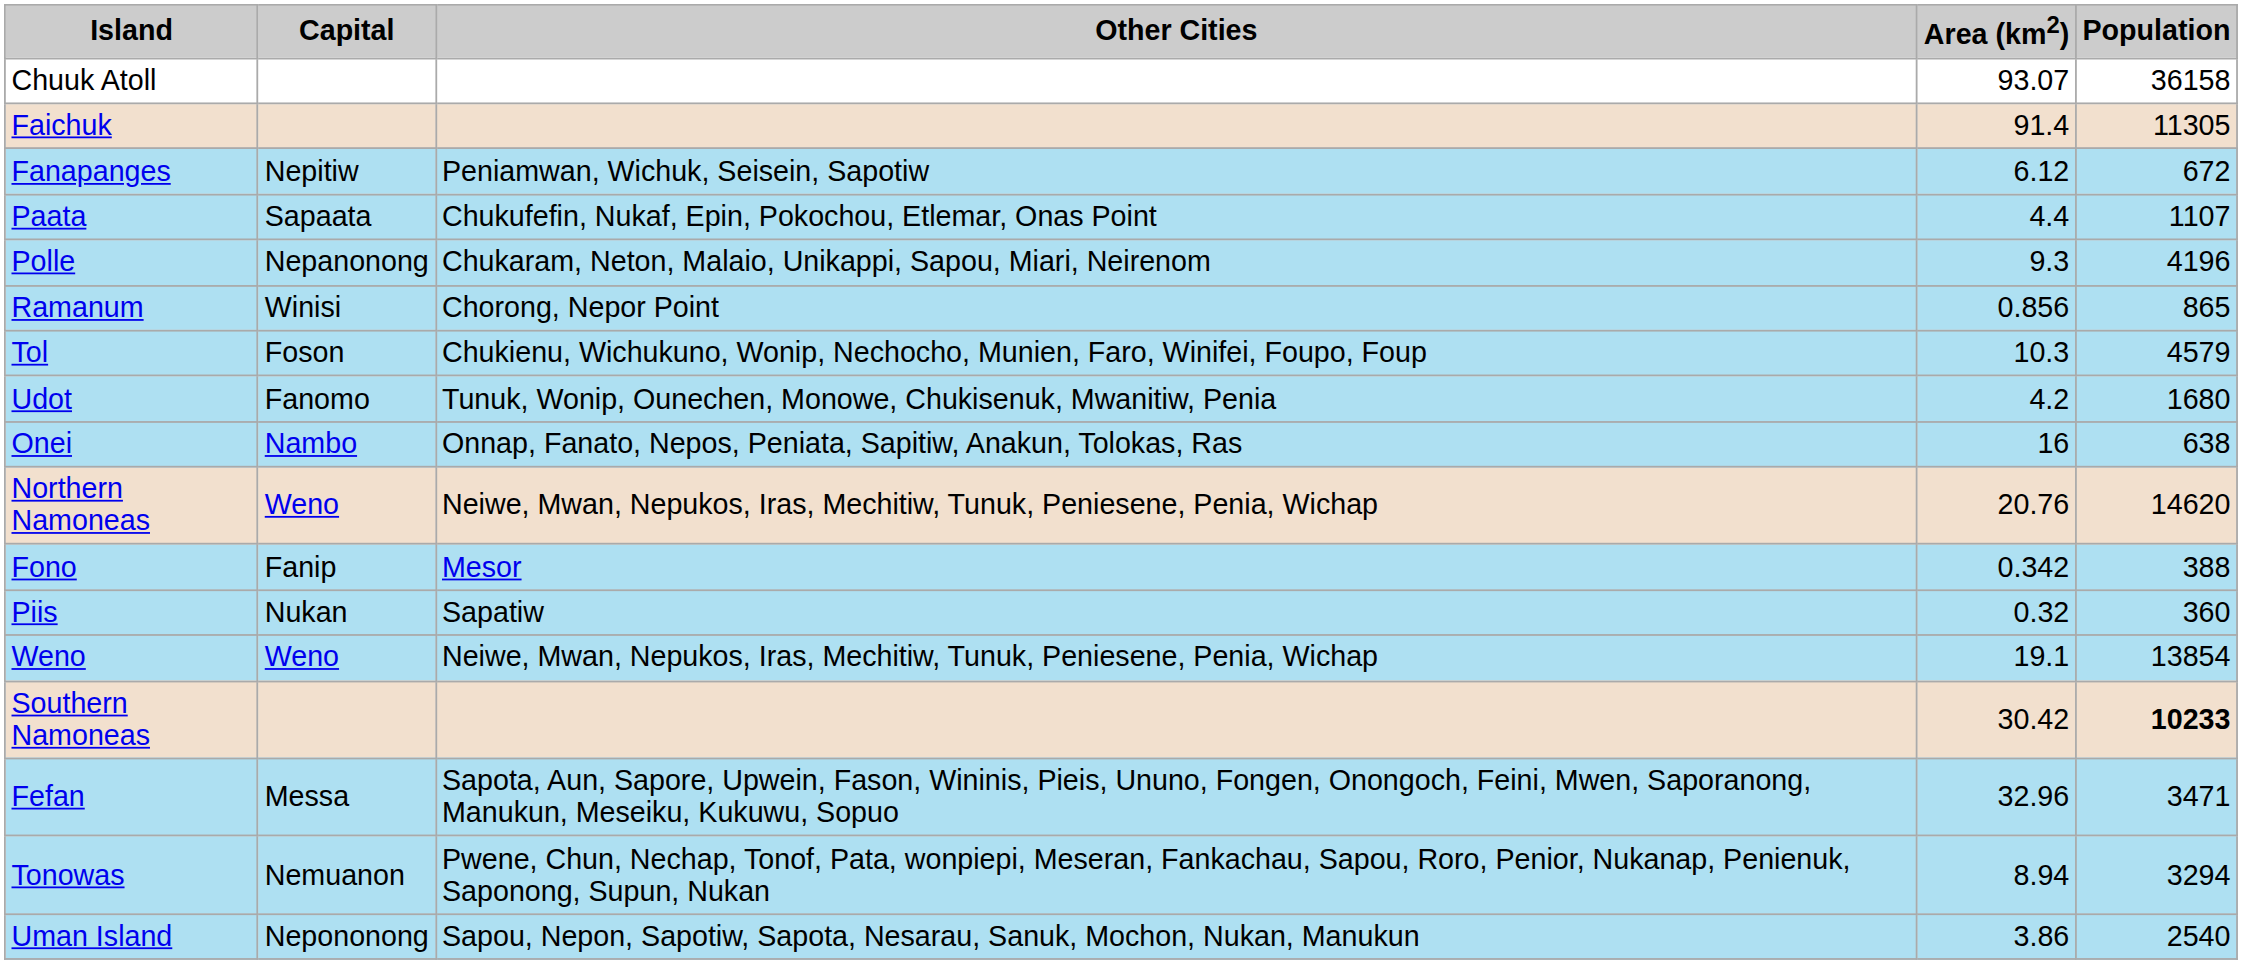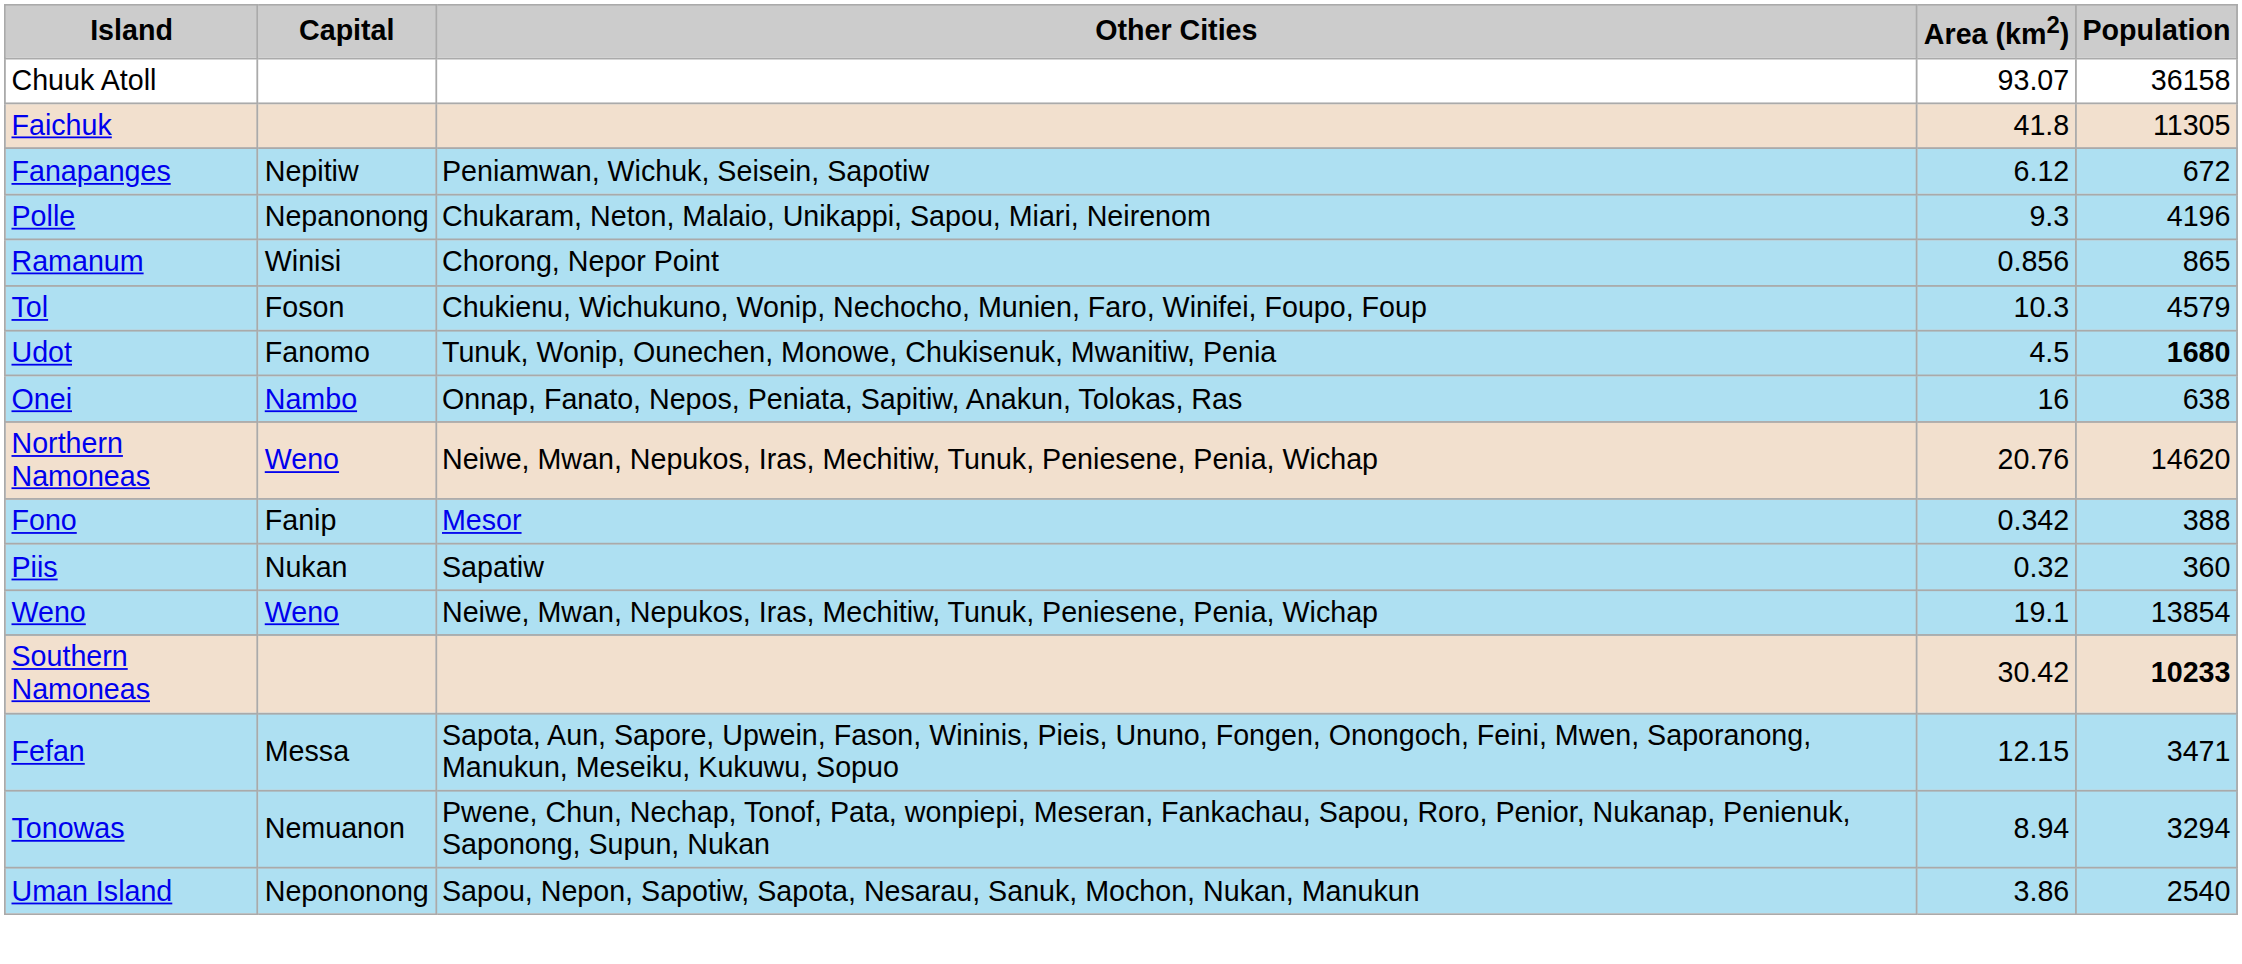(2041, 125) 91.4 -> (2041, 125) 41.8
- row: (49, 216)
(2049, 398) 4.2 -> (2049, 352) 4.5
(2199, 398) normal -> (2199, 352) bold
(2033, 796) 32.96 -> (2033, 751) 12.15
